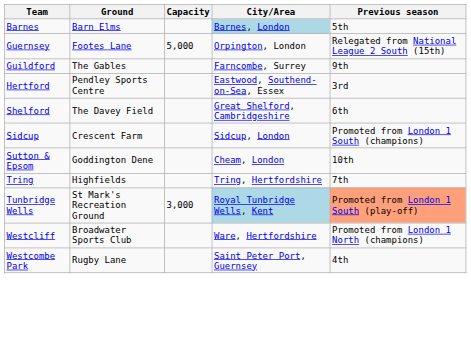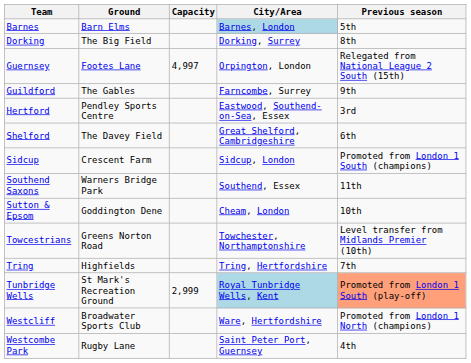+ row: (25, 41)
(180, 46) 5,000 -> (185, 66) 4,997
+ row: (28, 186)
+ row: (39, 241)
(180, 205) 3,000 -> (185, 291) 2,999
